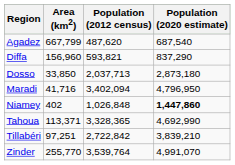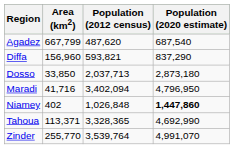- row: (24, 136)
